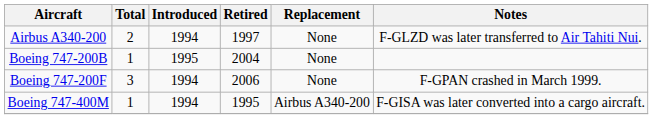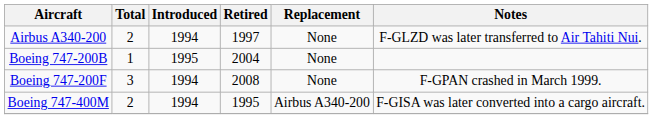(246, 80) 2006 -> (246, 80) 2008
(130, 102) 1 -> (130, 102) 2
